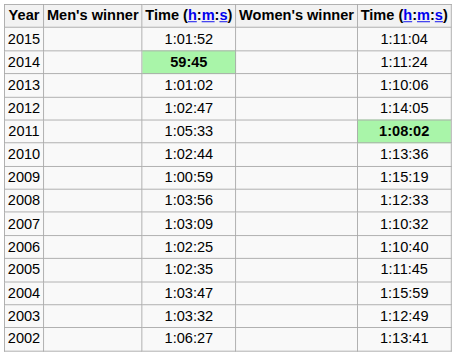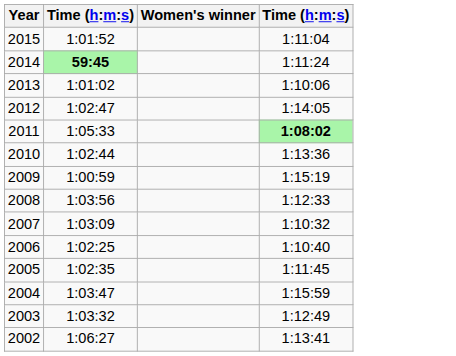- column: (93, 16)
